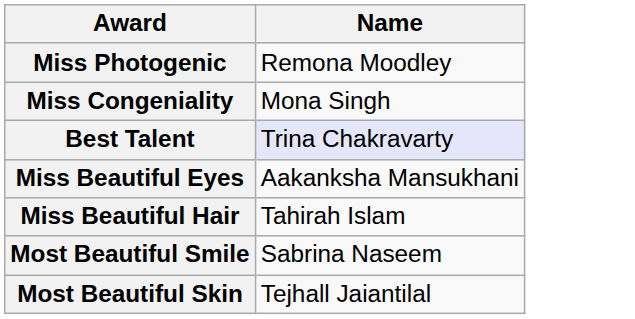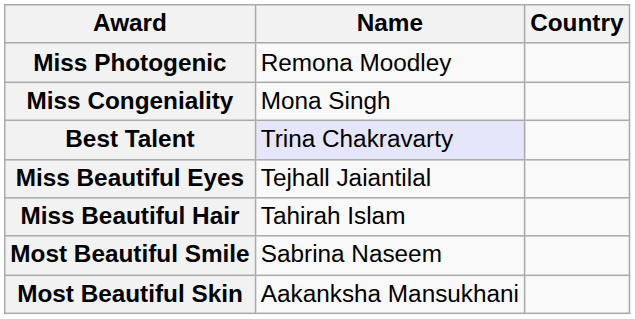+ column: (577, 23)
(390, 178) Aakanksha Mansukhani -> (346, 178) Tejhall Jaiantilal
(346, 293) Tejhall Jaiantilal -> (390, 293) Aakanksha Mansukhani
